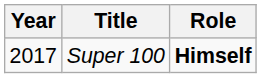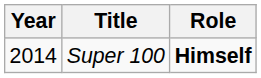(33, 55) 2017 -> (33, 55) 2014
